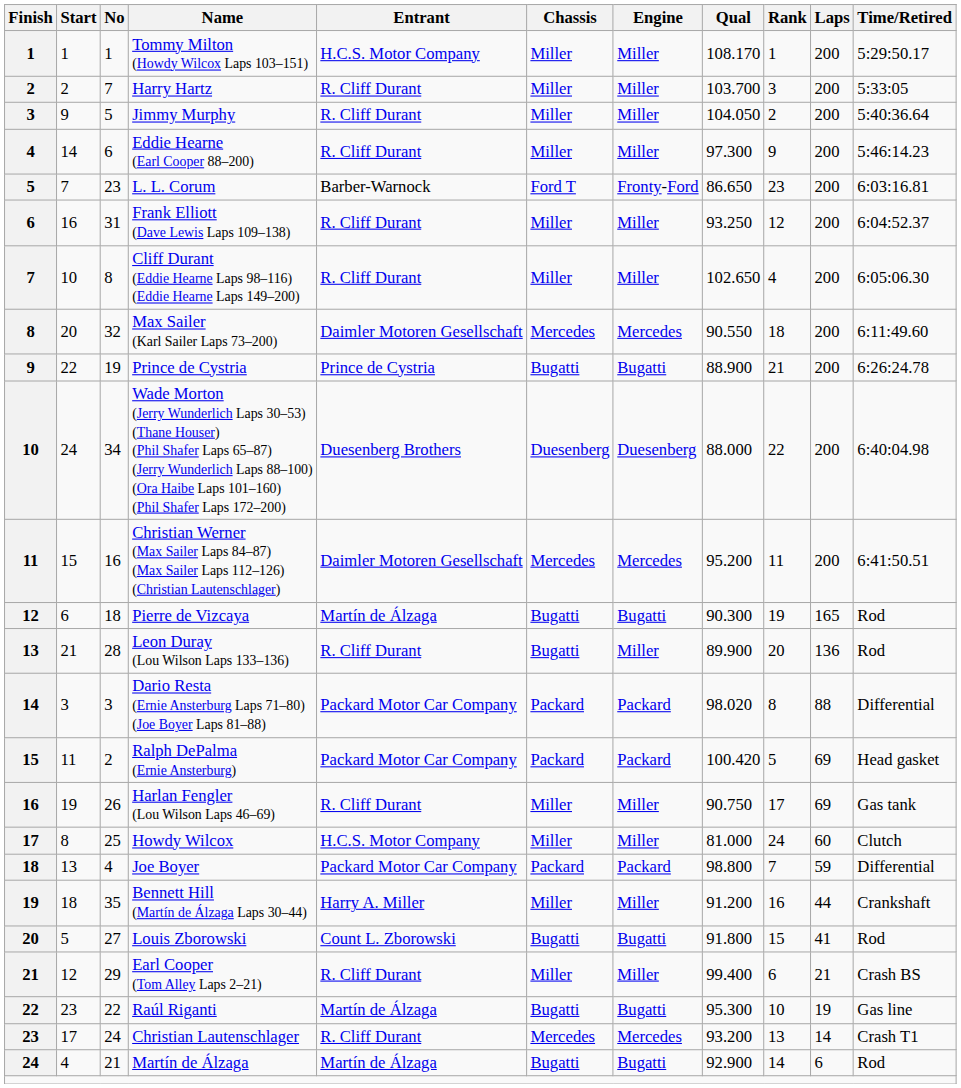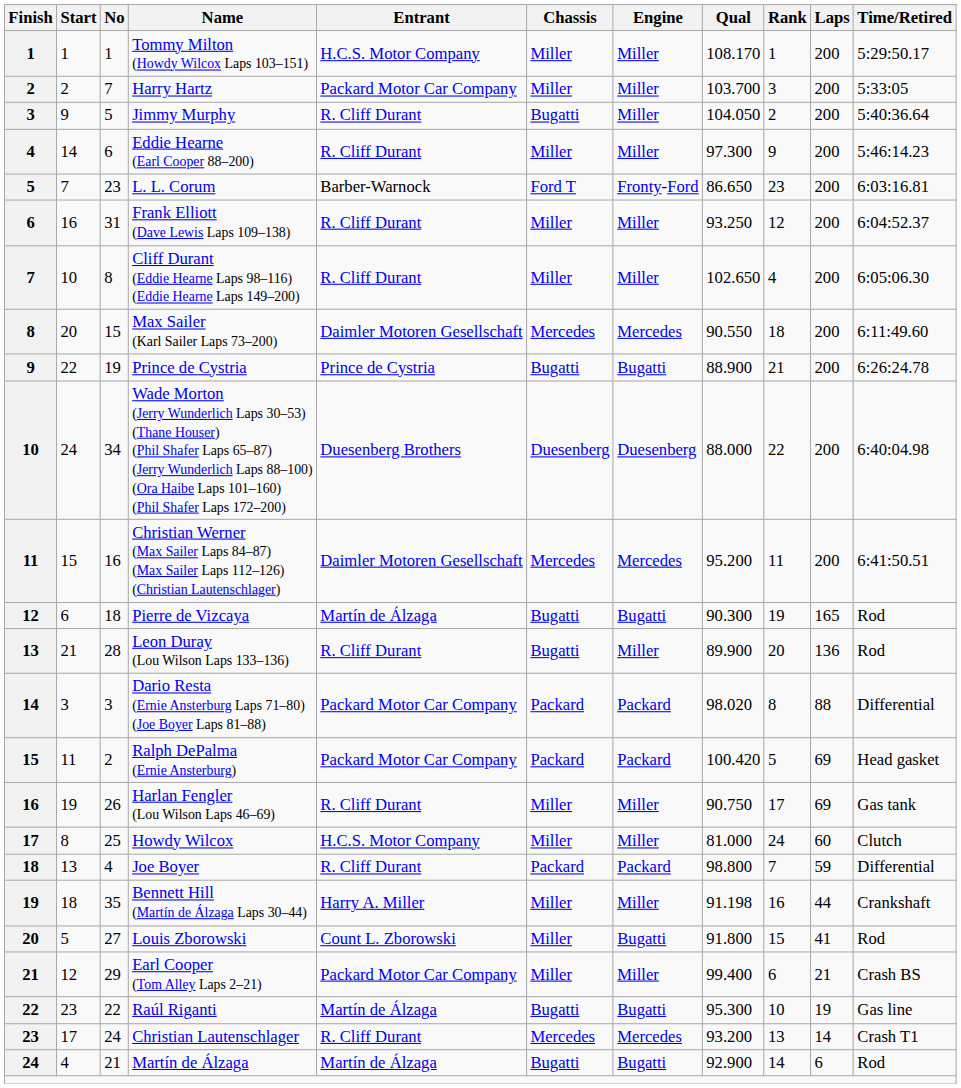(371, 89) R. Cliff Durant -> (419, 89) Packard Motor Car Company
(551, 115) Miller -> (555, 115) Bugatti
(112, 331) 32 -> (112, 331) 15
(419, 867) Packard Motor Car Company -> (371, 867) R. Cliff Durant
(729, 902) 91.200 -> (729, 902) 91.198
(555, 938) Bugatti -> (551, 938) Miller
(371, 974) R. Cliff Durant -> (419, 974) Packard Motor Car Company
